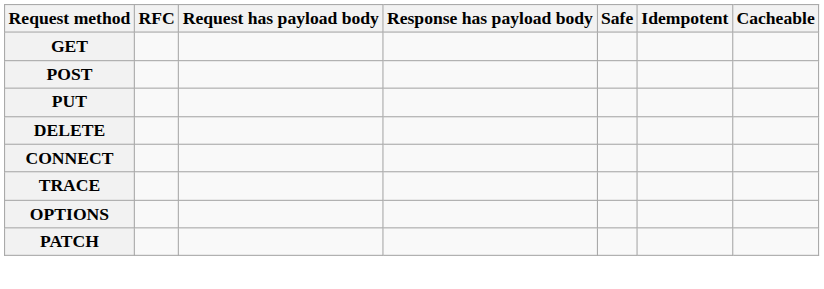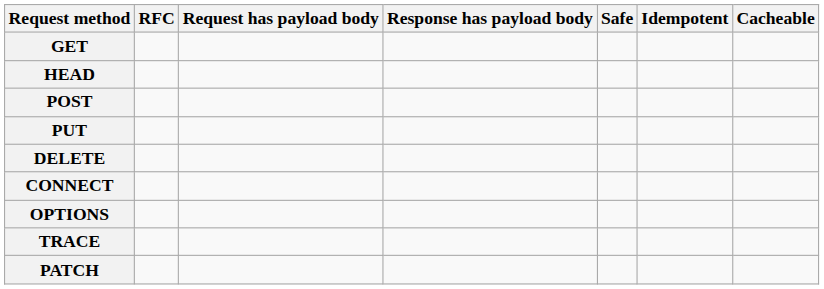+ row: (69, 74)
rows swapped: (69, 213) <-> (69, 185)
